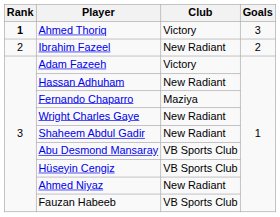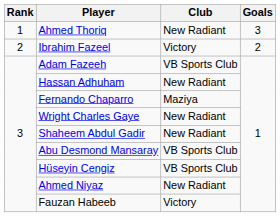(20, 30) bold -> (20, 30) normal
(180, 30) Victory -> (194, 30) New Radiant
(194, 47) New Radiant -> (180, 47) Victory
(180, 64) Victory -> (200, 64) VB Sports Club
(200, 202) VB Sports Club -> (180, 202) Victory
